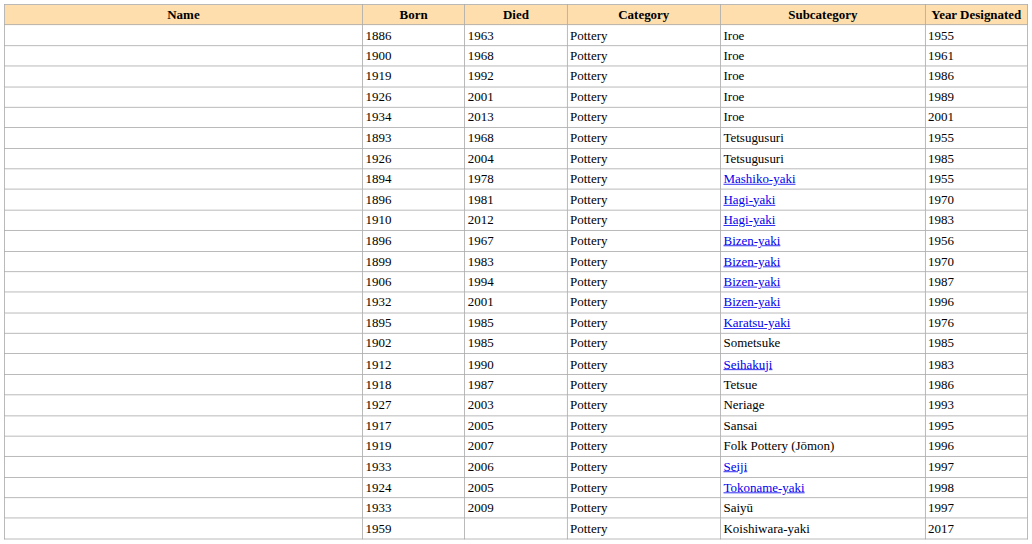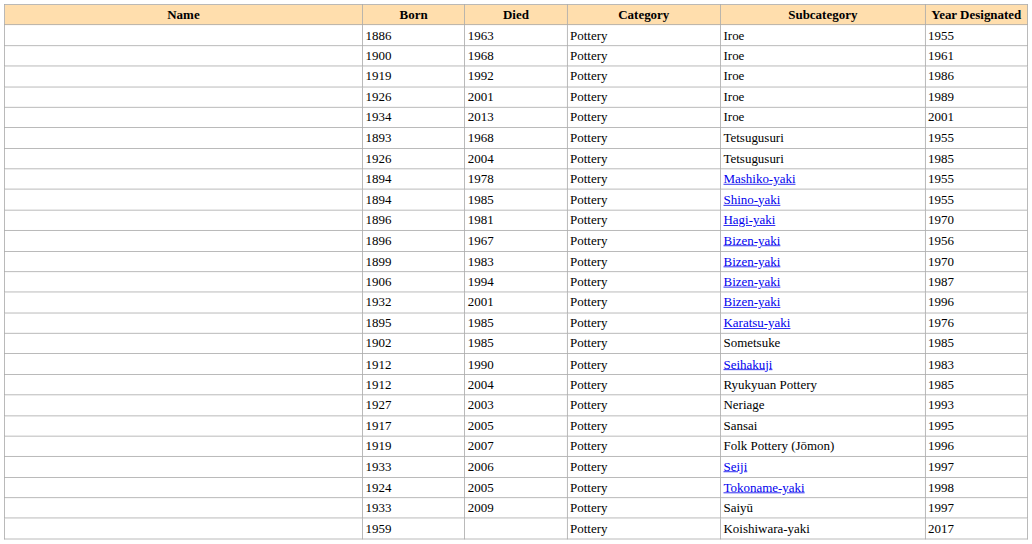+ row: (378, 199)
- row: (378, 220)
+ row: (378, 384)
- row: (378, 384)
